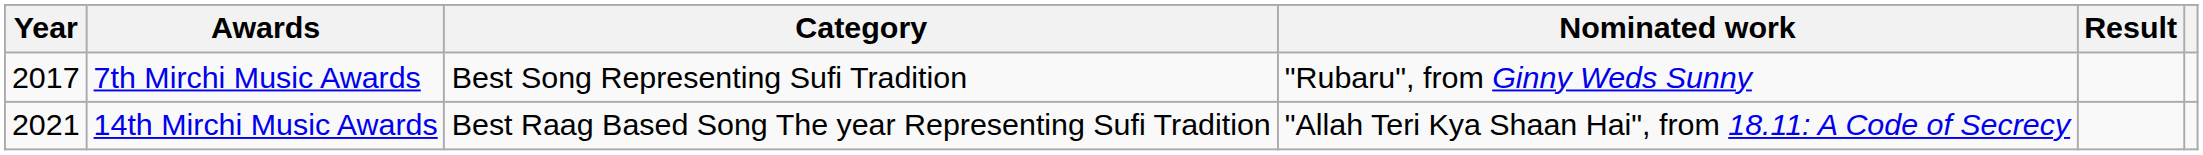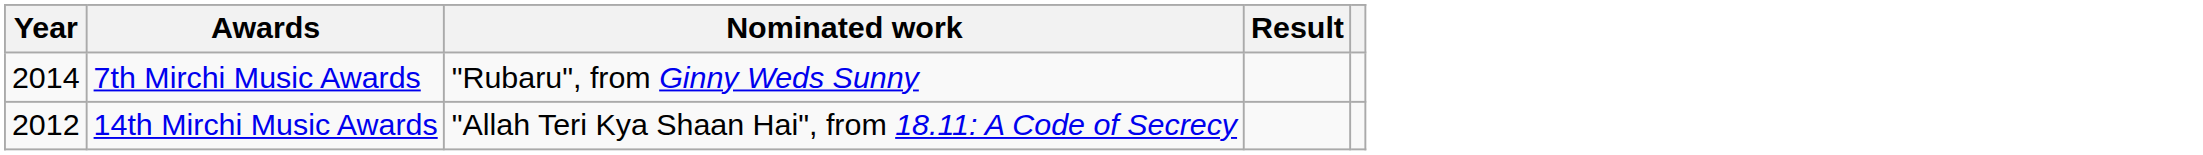- column: (861, 28)
(46, 76) 2017 -> (46, 76) 2014
(46, 125) 2021 -> (46, 125) 2012
